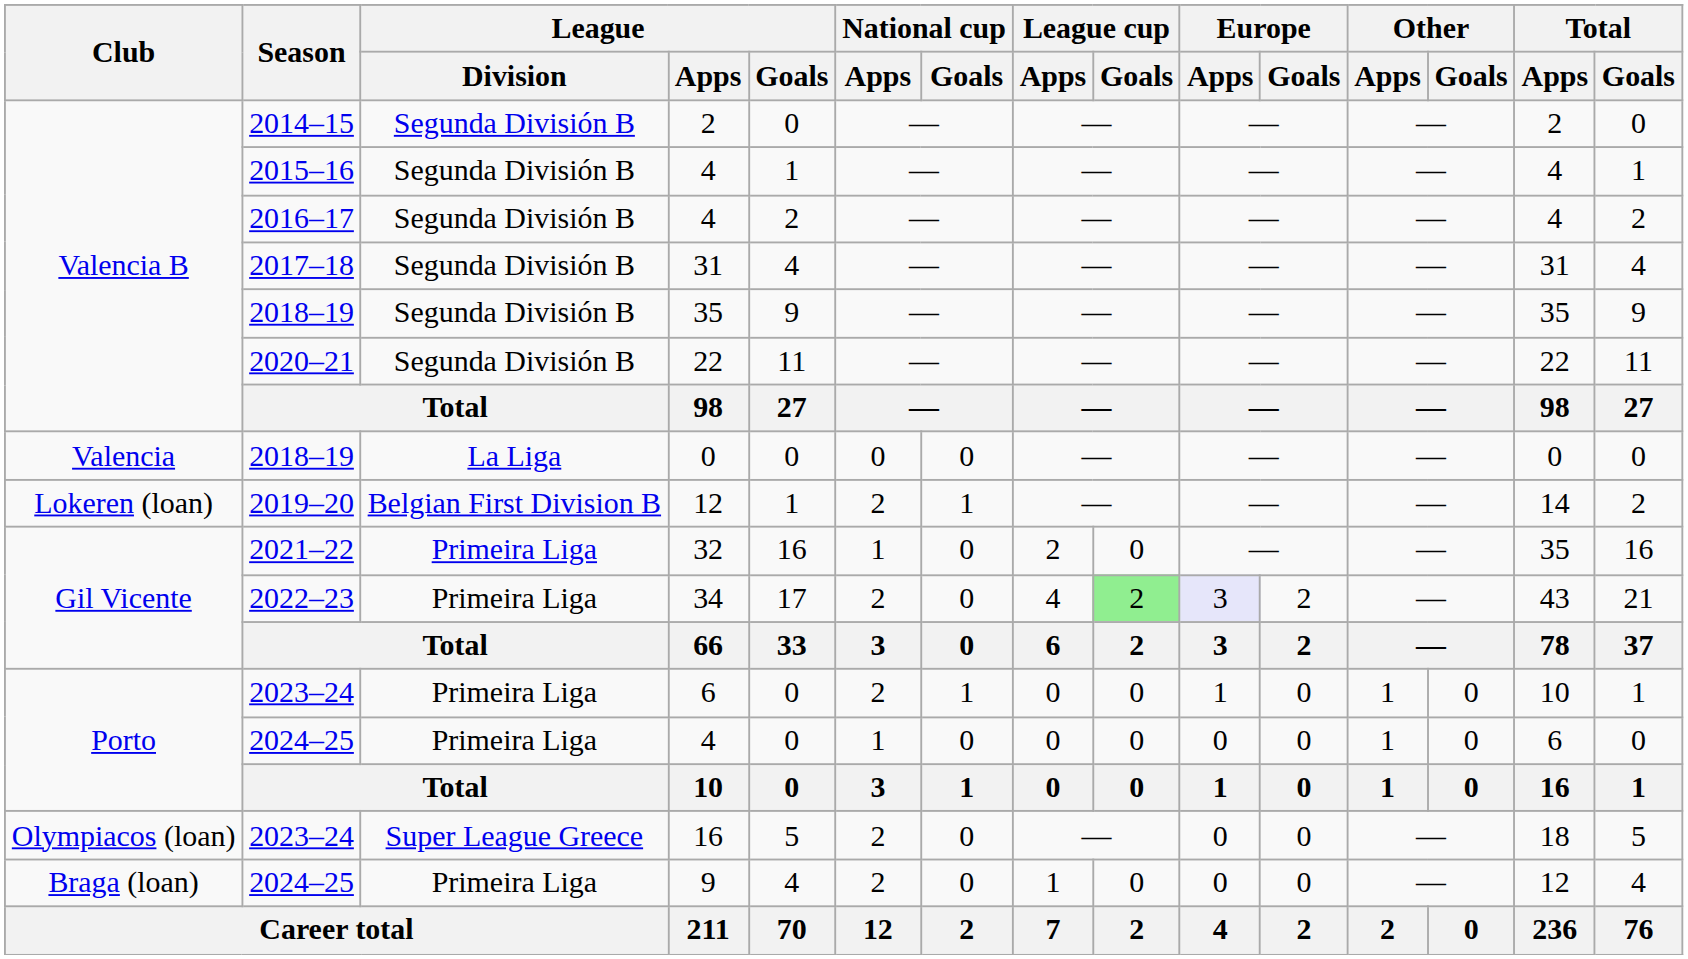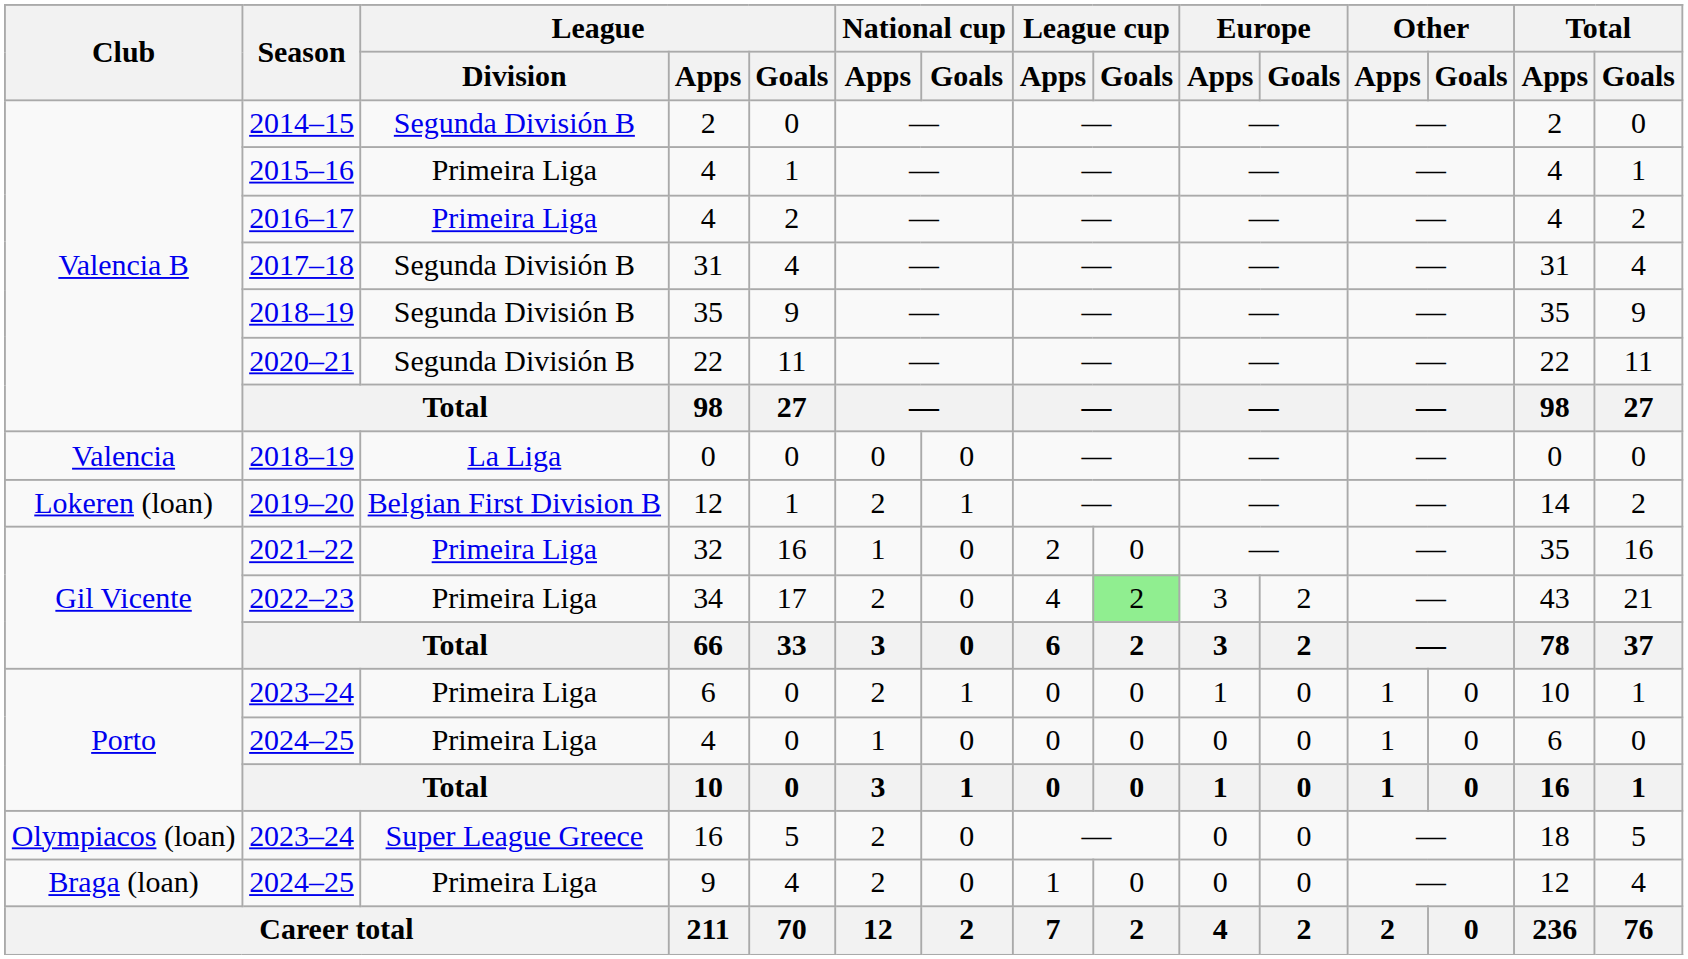(514, 170) Segunda División B -> (514, 170) Primeira Liga
(514, 218) Segunda División B -> (514, 218) Primeira Liga
(1220, 597) lavender background -> (1220, 597) no background
